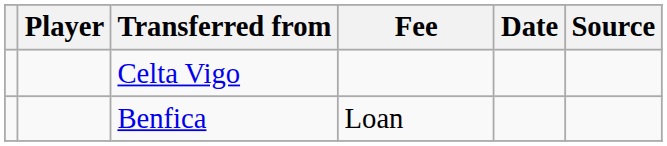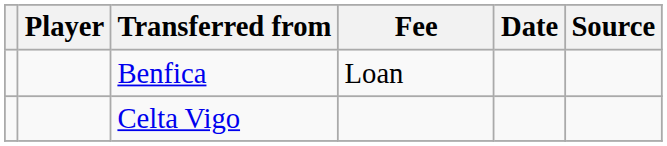rows swapped: (179, 72) <-> (162, 118)
